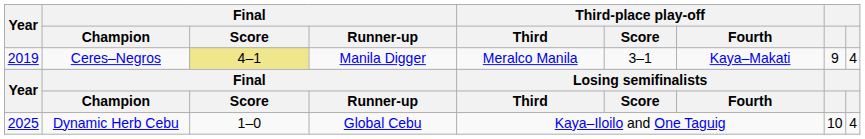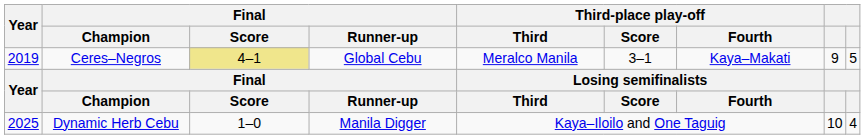(383, 58) Manila Digger -> (383, 58) Global Cebu
(853, 58) 4 -> (853, 58) 5
(383, 123) Global Cebu -> (383, 123) Manila Digger
